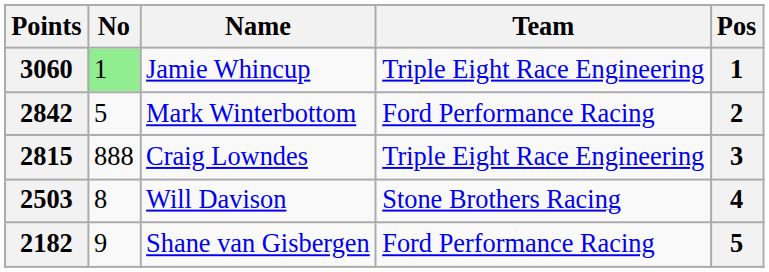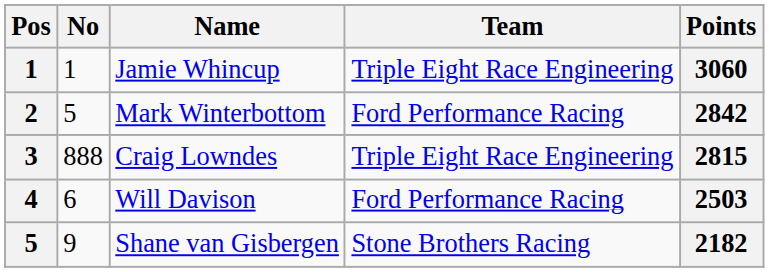columns swapped: (737, 25) <-> (46, 25)
(101, 69) lightgreen background -> (70, 69) no background
(101, 199) 8 -> (70, 199) 6
(502, 199) Stone Brothers Racing -> (488, 199) Ford Performance Racing
(518, 243) Ford Performance Racing -> (471, 243) Stone Brothers Racing
